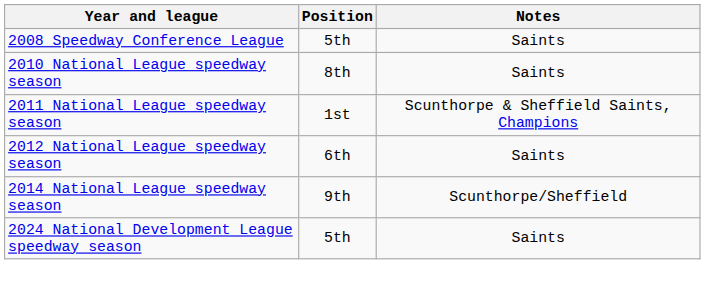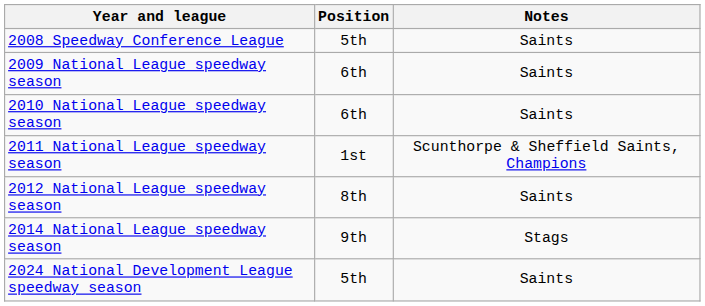+ row: (137, 74)
(337, 74) 8th -> (354, 115) 6th
(337, 156) 6th -> (354, 197) 8th
(538, 197) Scunthorpe/Sheffield -> (546, 239) Stags
